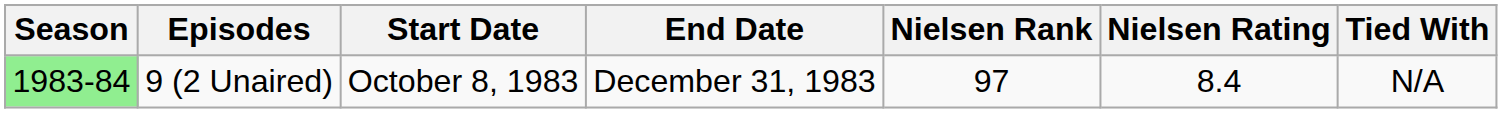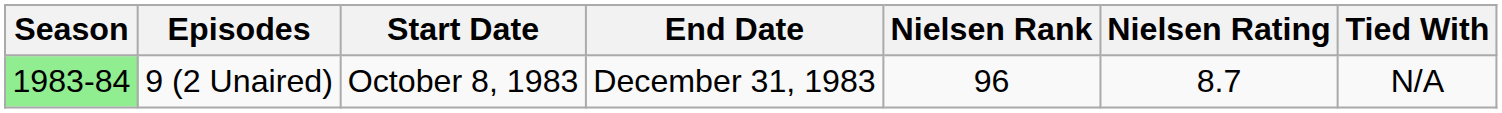(992, 81) 97 -> (992, 81) 96
(1219, 81) 8.4 -> (1219, 81) 8.7
